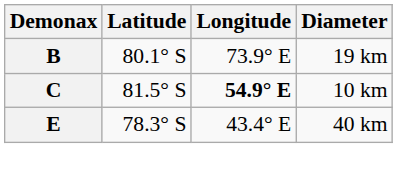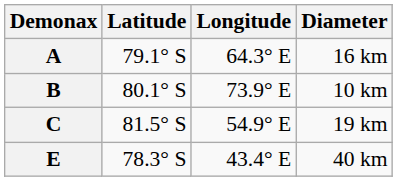+ row: (53, 55)
(360, 55) 19 km -> (360, 90) 10 km
(258, 90) bold -> (259, 124) normal
(360, 90) 10 km -> (360, 124) 19 km
